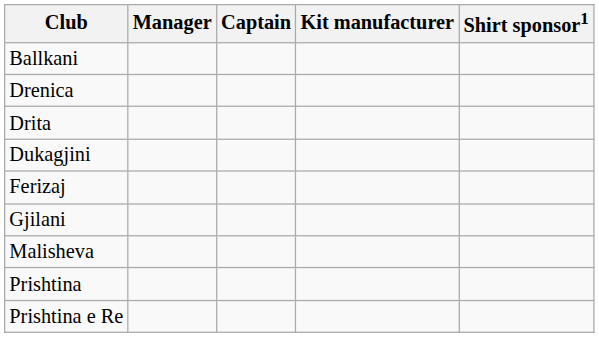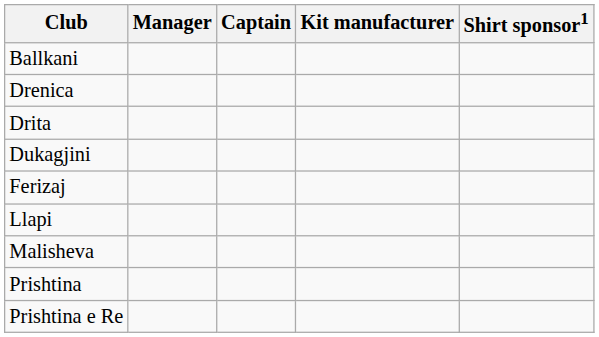- row: (38, 219)
+ row: (31, 219)
